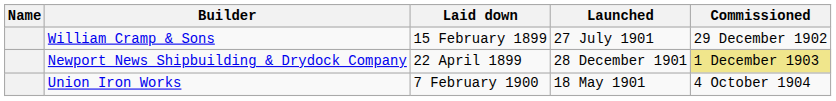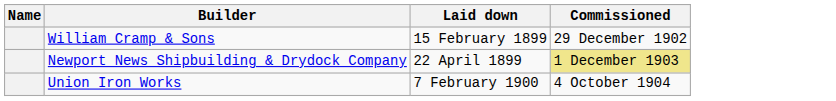- column: (620, 16)
